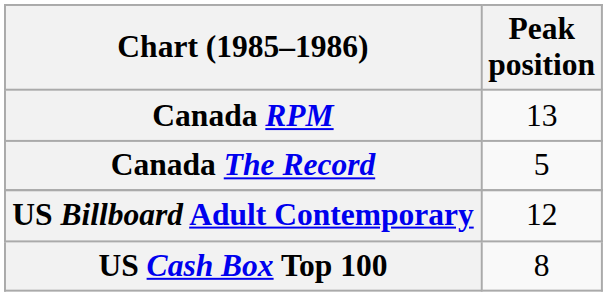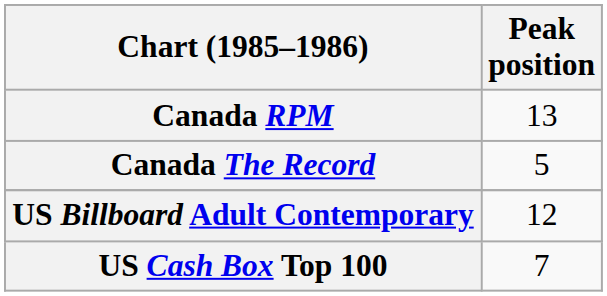(542, 264) 8 -> (542, 264) 7
